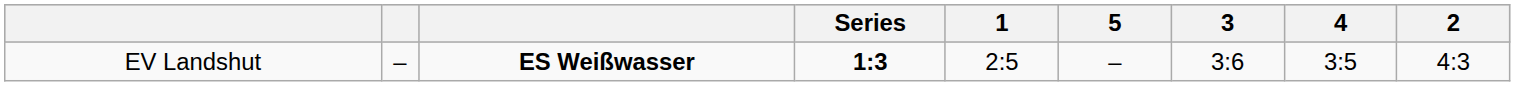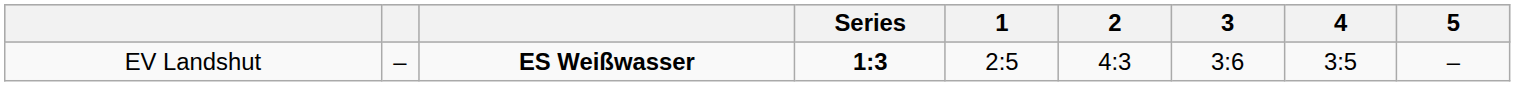columns swapped: (1453, 23) <-> (1115, 23)
